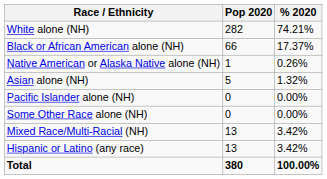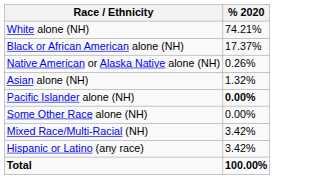- column: (249, 13)
(292, 98) normal -> (240, 98) bold
